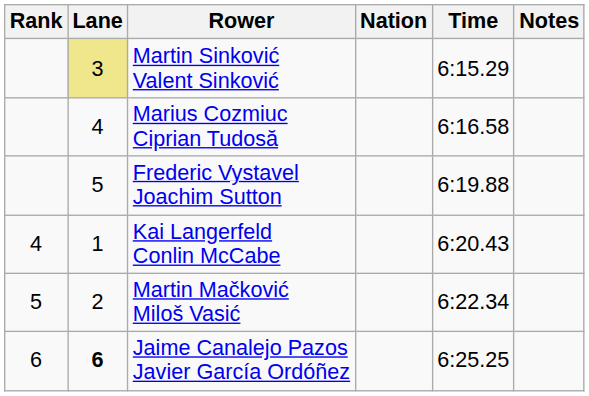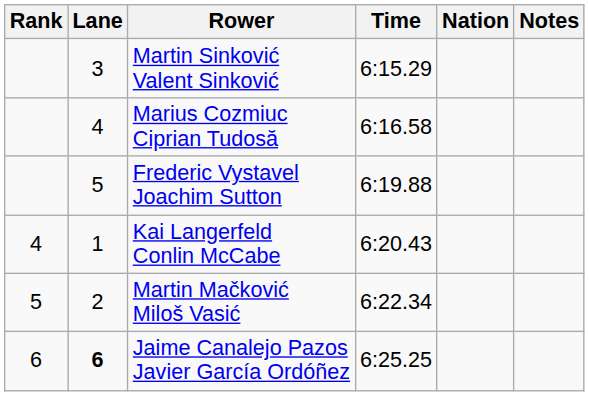columns swapped: (394, 21) <-> (473, 21)
(98, 68) khaki background -> (98, 68) no background
